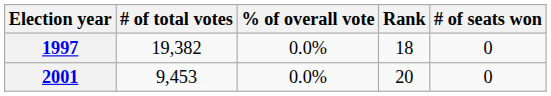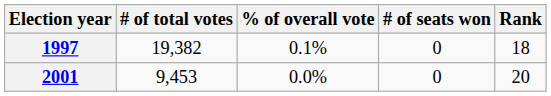columns swapped: (488, 18) <-> (404, 18)
(308, 47) 0.0% -> (308, 47) 0.1%
